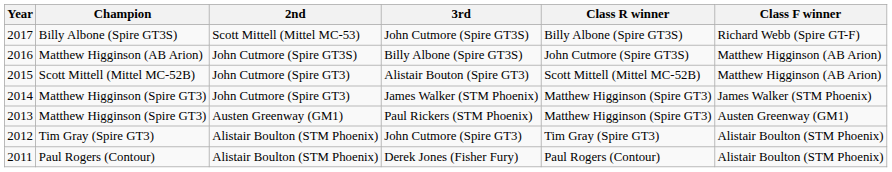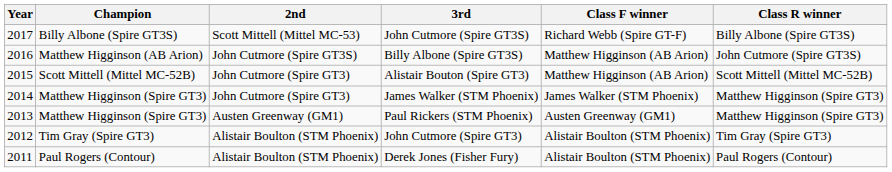columns swapped: (628, 14) <-> (801, 14)
